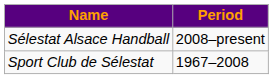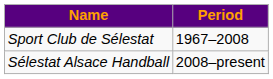rows swapped: (81, 62) <-> (88, 39)
